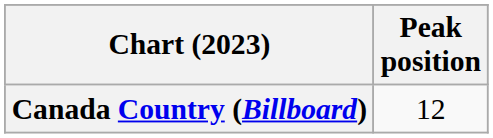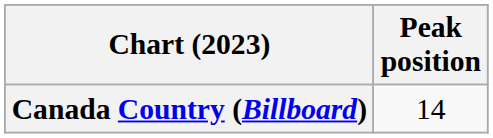(431, 108) 12 -> (431, 108) 14
